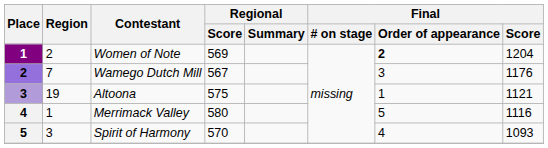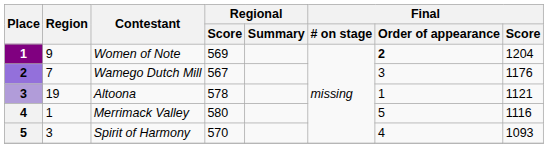(49, 53) 2 -> (49, 53) 9
(218, 93) 575 -> (218, 93) 578
